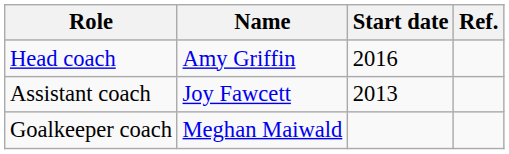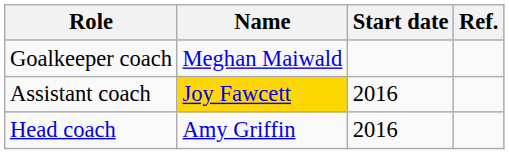rows swapped: (63, 58) <-> (91, 129)
(237, 93) no background -> (237, 93) gold background
(375, 93) 2013 -> (375, 93) 2016
